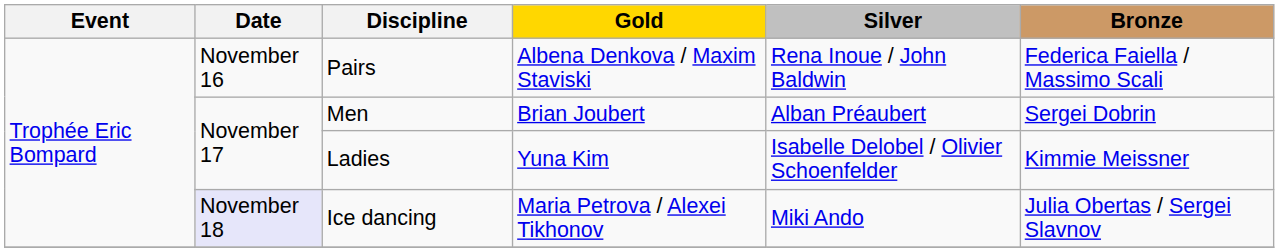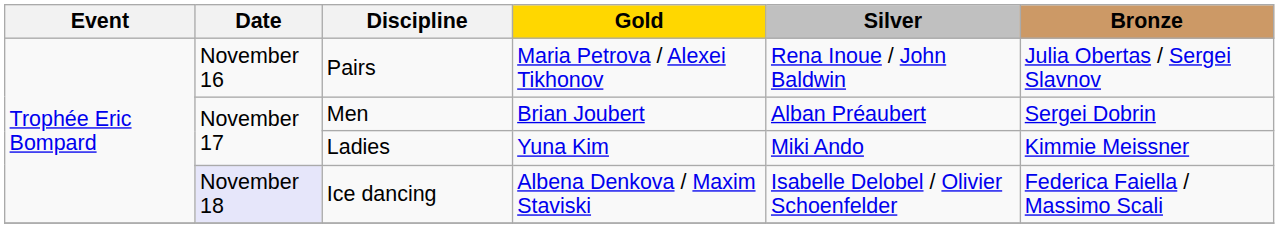(636, 67) Albena Denkova / Maxim Staviski -> (621, 67) Maria Petrova / Alexei Tikhonov
(1107, 67) Federica Faiella / Massimo Scali -> (1128, 67) Julia Obertas / Sergei Slavnov
(887, 159) Isabelle Delobel / Olivier Schoenfelder -> (817, 147) Miki Ando
(621, 217) Maria Petrova / Alexei Tikhonov -> (636, 193) Albena Denkova / Maxim Staviski
(817, 217) Miki Ando -> (887, 193) Isabelle Delobel / Olivier Schoenfelder
(1128, 217) Julia Obertas / Sergei Slavnov -> (1107, 193) Federica Faiella / Massimo Scali
